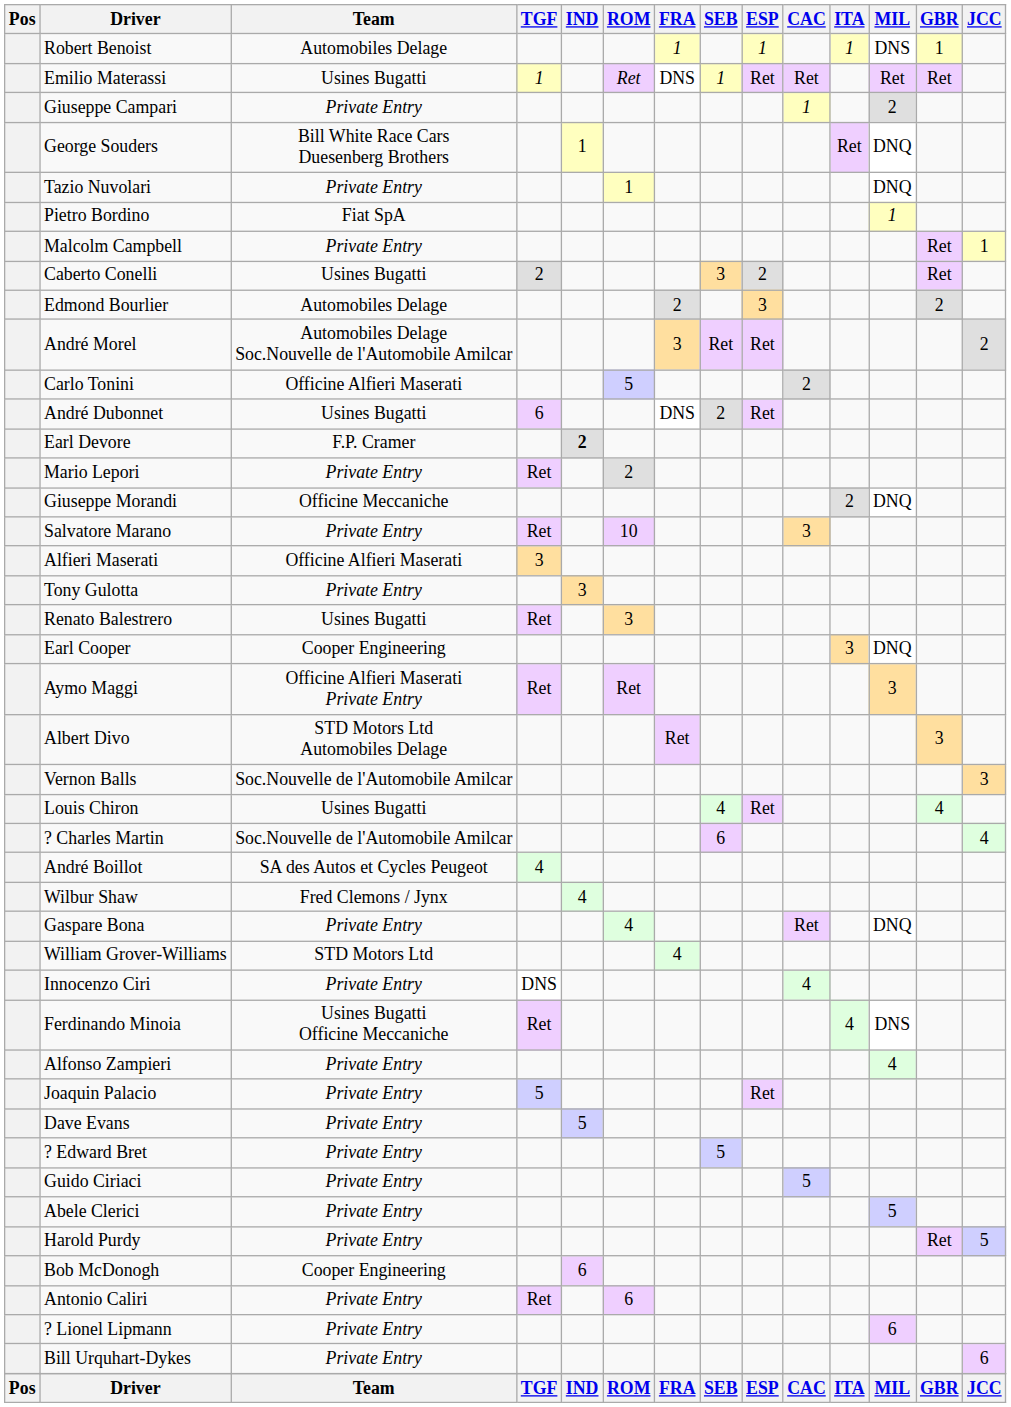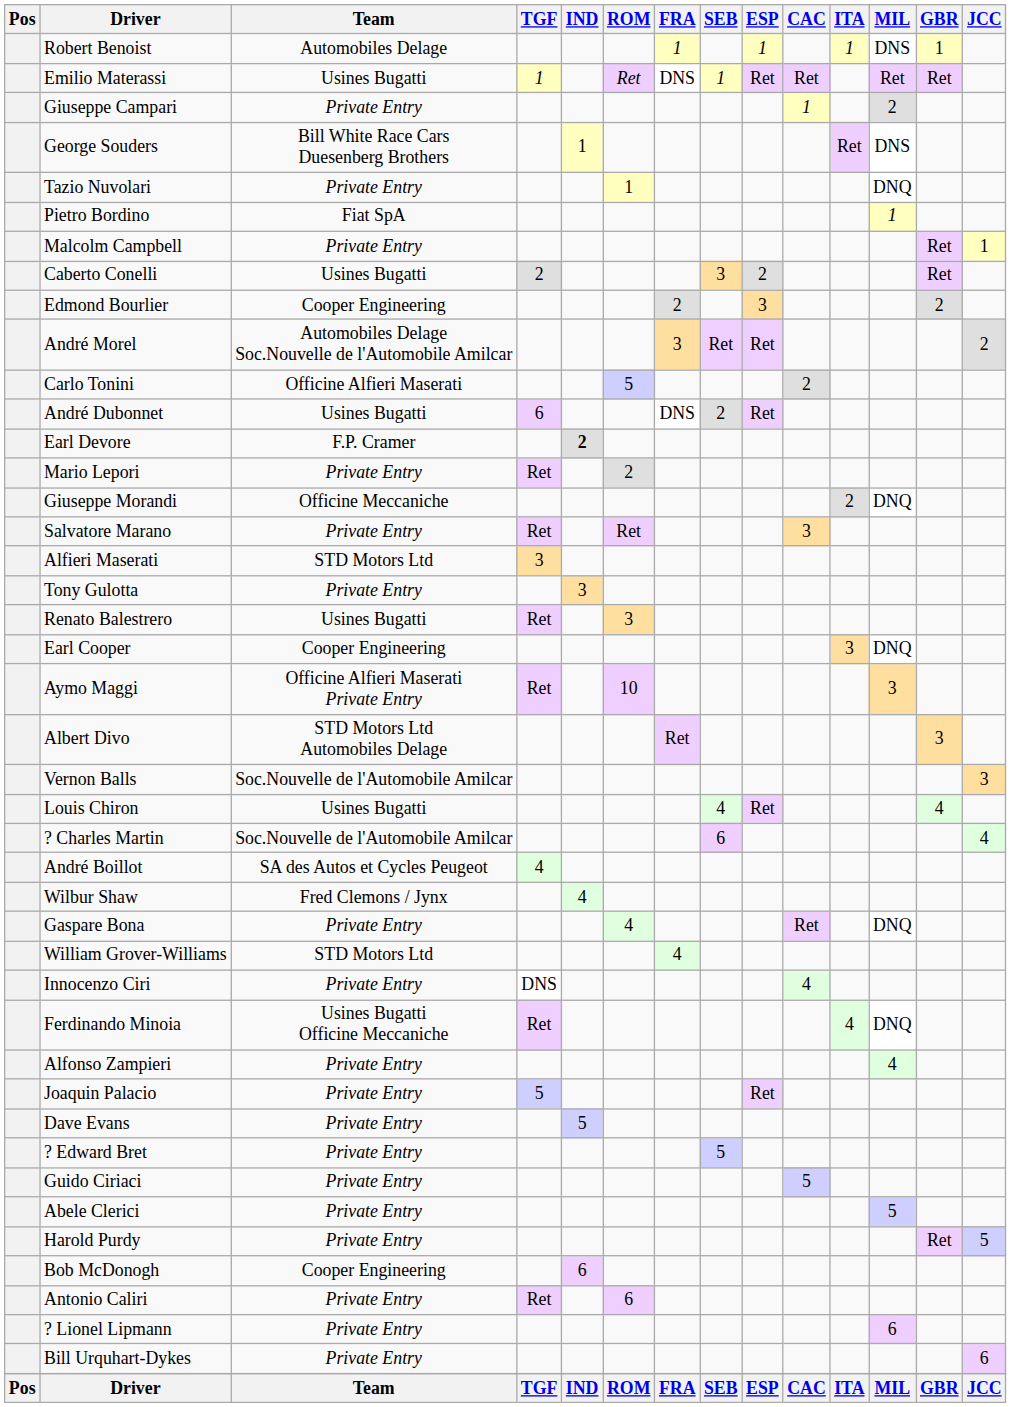(892, 146) DNQ -> (892, 146) DNS
(374, 304) Automobiles Delage -> (374, 304) Cooper Engineering
(629, 531) 10 -> (629, 531) Ret
(374, 560) Officine Alfieri Maserati -> (374, 560) STD Motors Ltd
(629, 688) Ret -> (629, 688) 10
(892, 1024) DNS -> (892, 1024) DNQ
